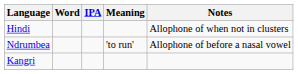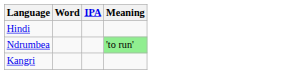- column: (220, 12)
(120, 45) no background -> (120, 45) lightgreen background
